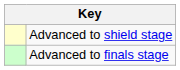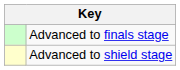rows swapped: (99, 55) <-> (101, 34)
